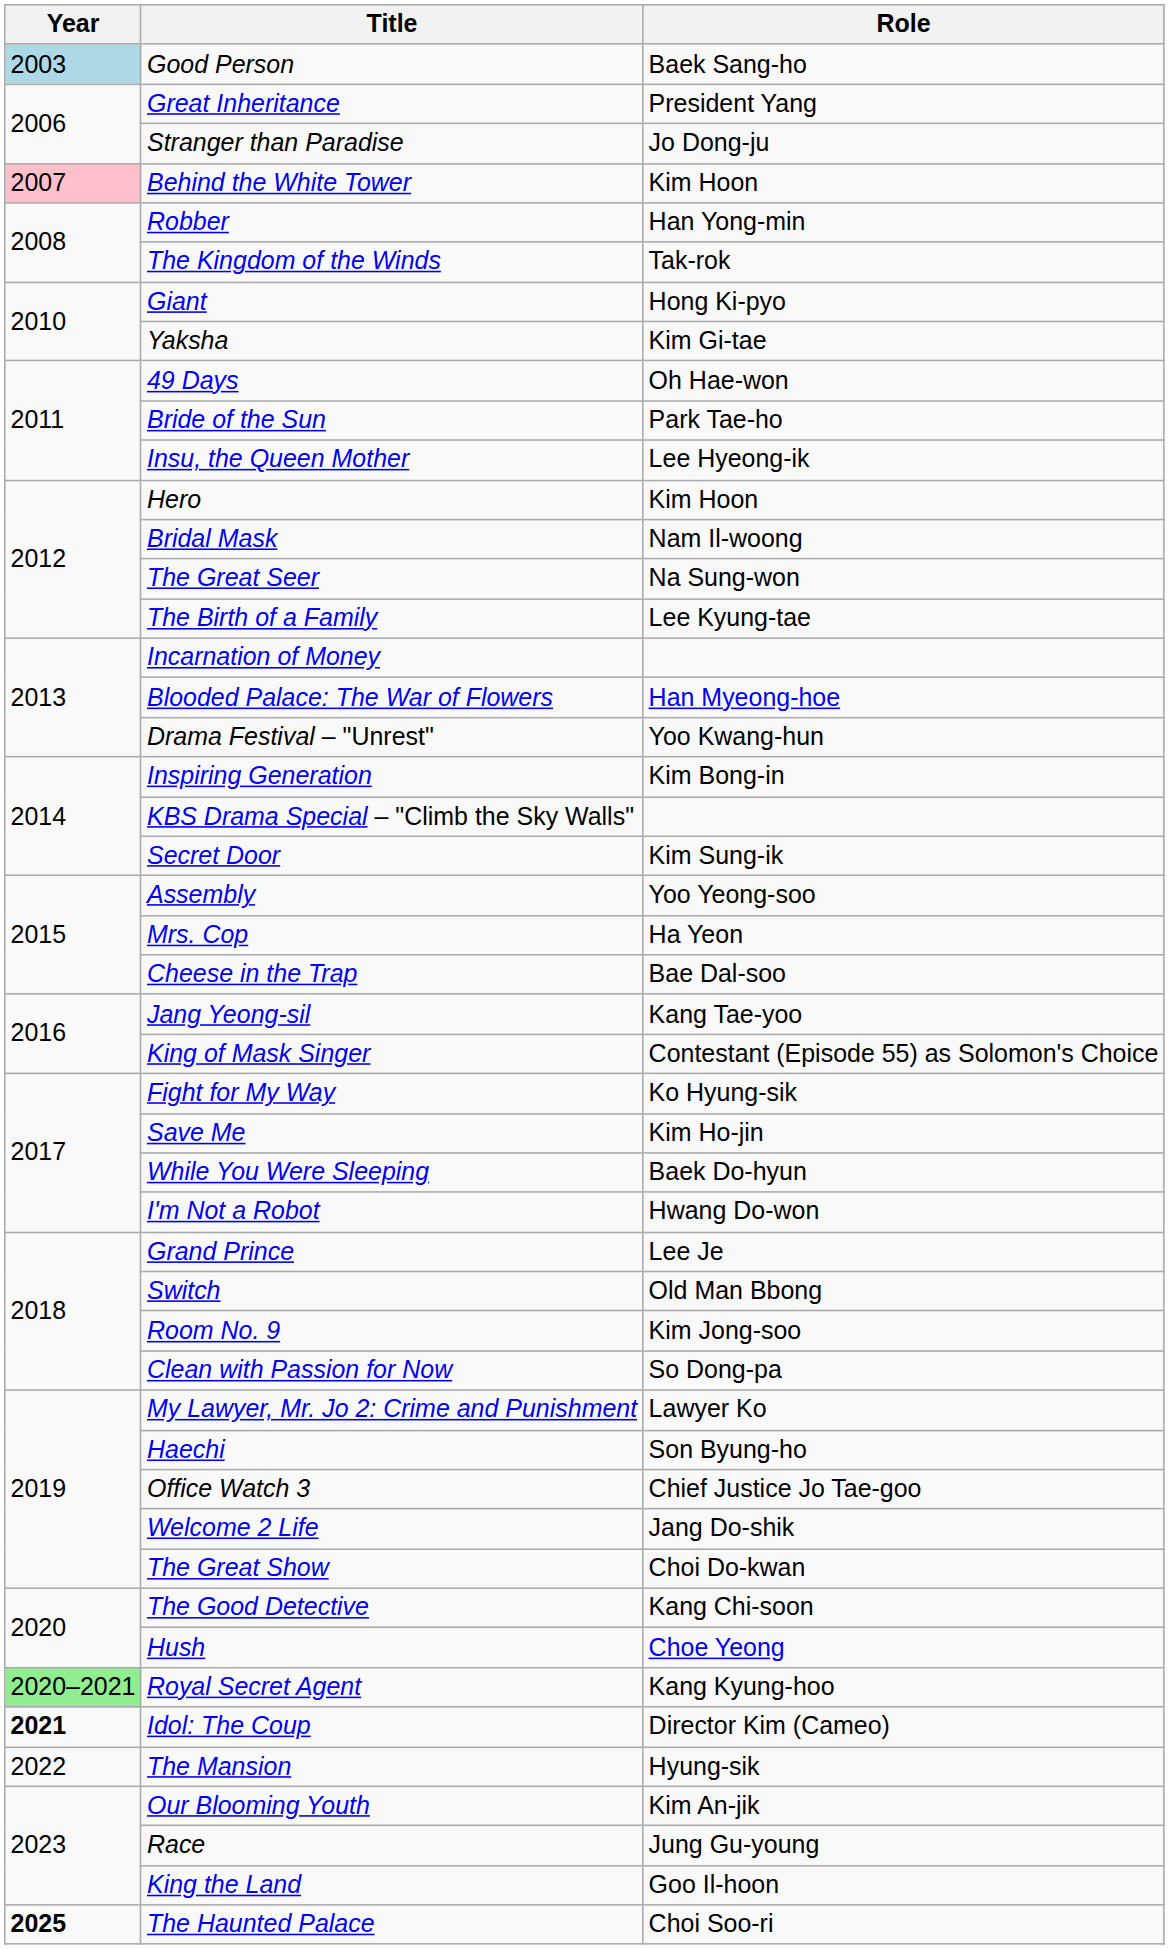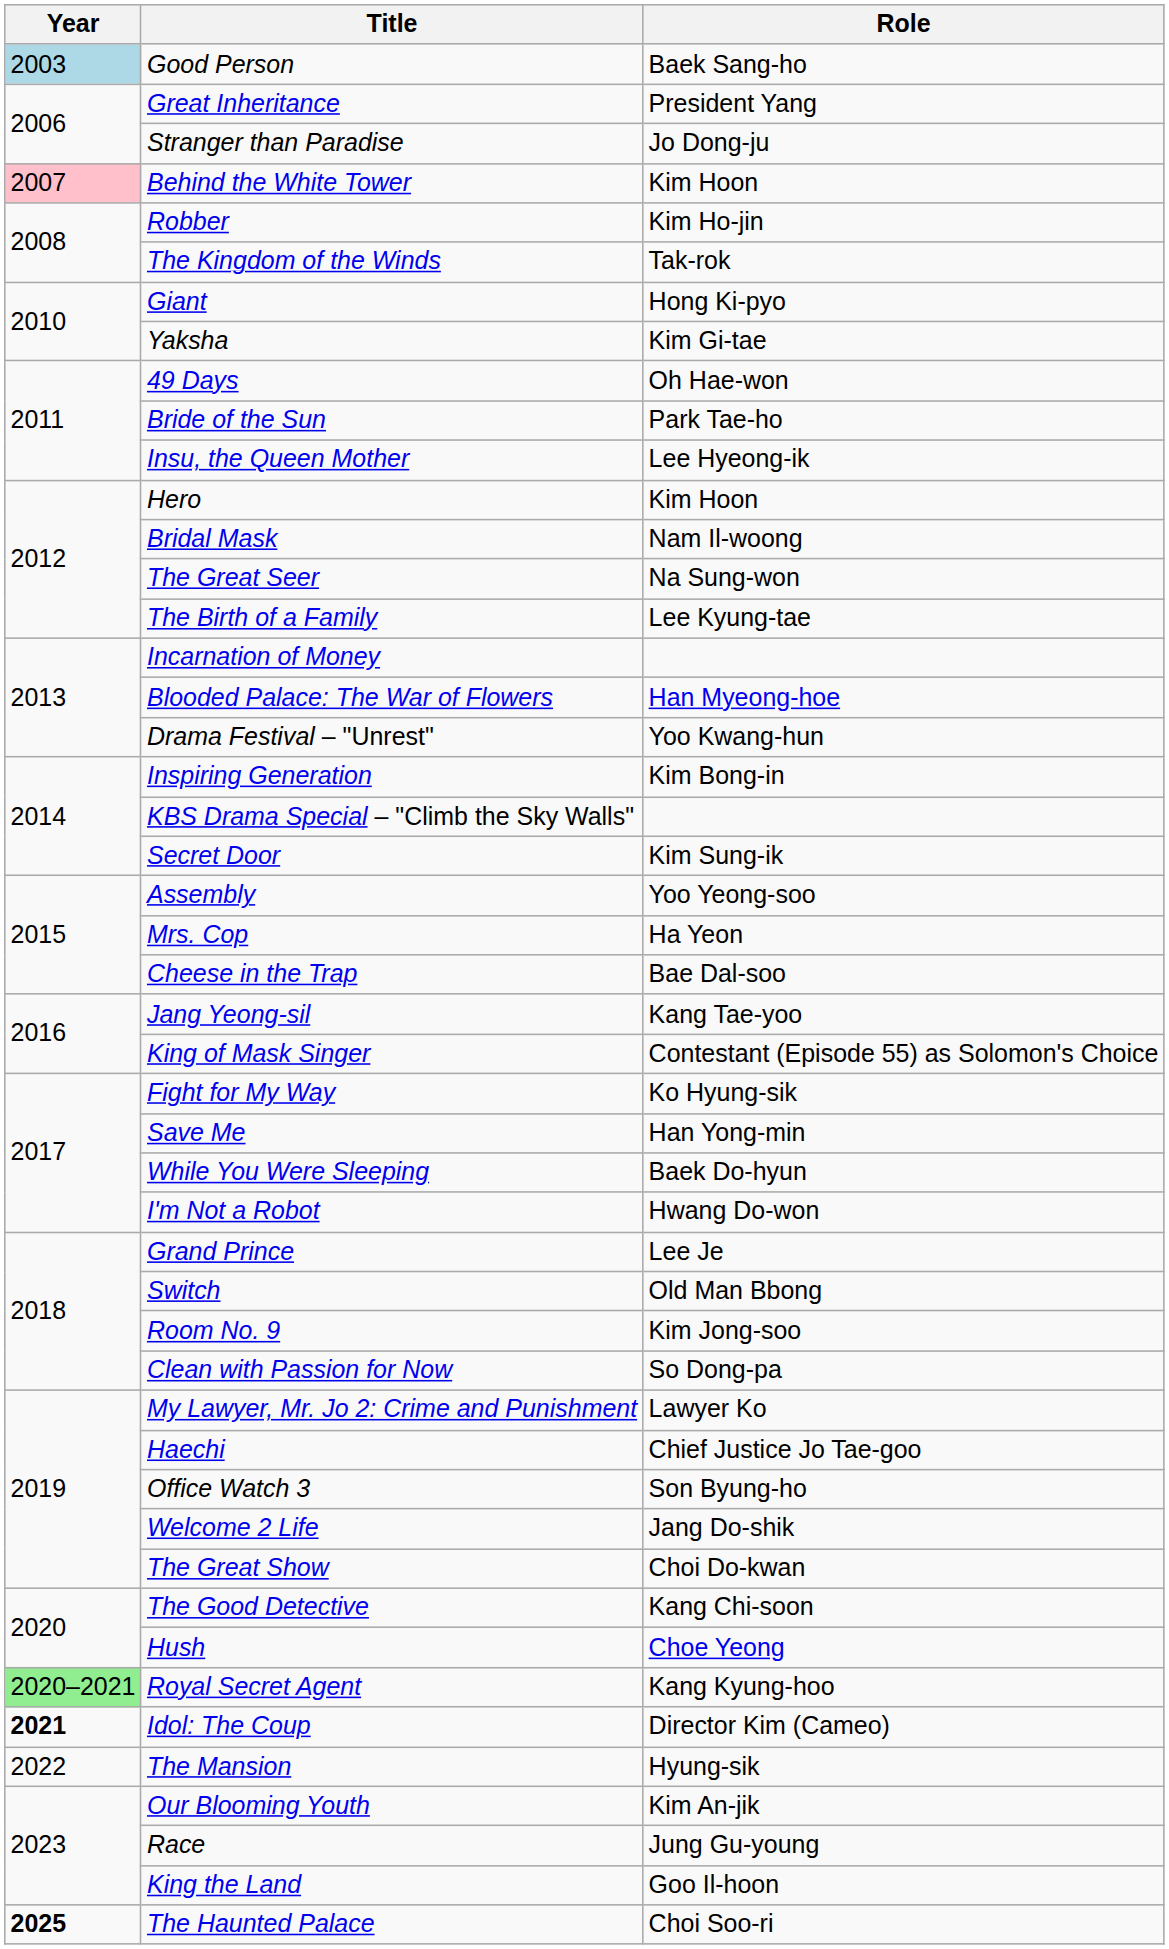(727, 222) Han Yong-min -> (706, 222) Kim Ho-jin
(706, 1132) Kim Ho-jin -> (727, 1132) Han Yong-min
(728, 1449) Son Byung-ho -> (785, 1449) Chief Justice Jo Tae-goo
(785, 1488) Chief Justice Jo Tae-goo -> (728, 1488) Son Byung-ho
